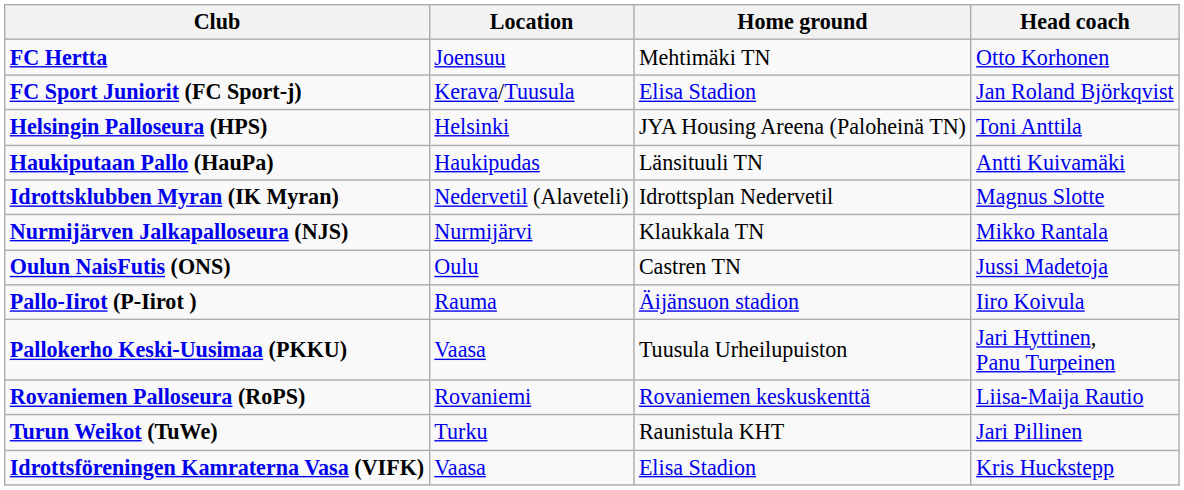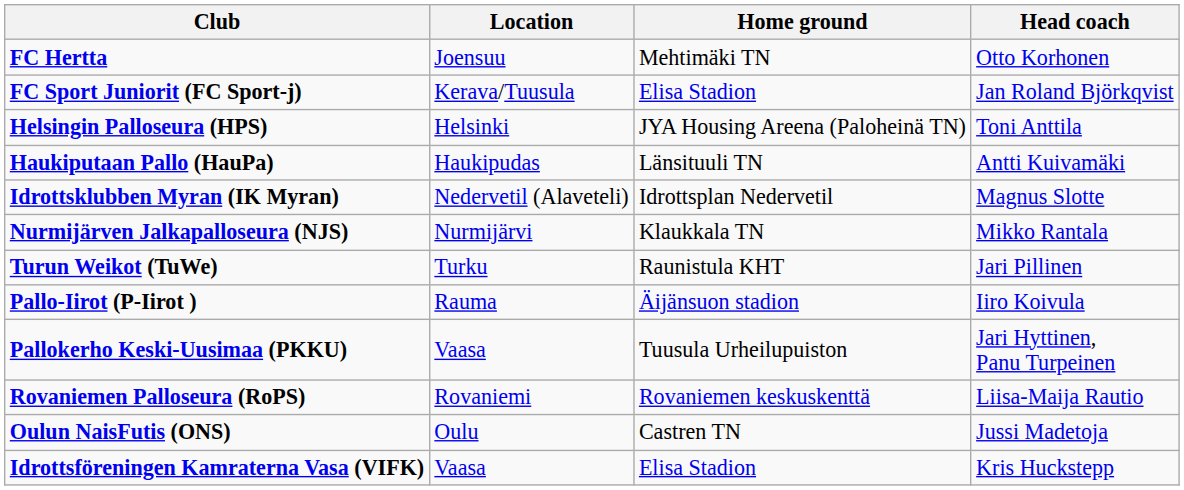rows swapped: (120, 267) <-> (114, 432)
